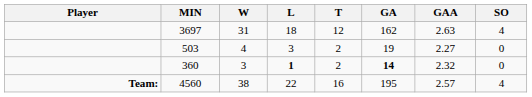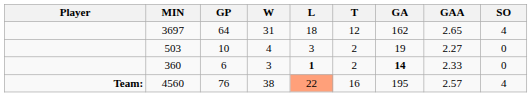+ column: (224, 13)
(445, 30) 2.63 -> (452, 30) 2.65
(445, 65) 2.32 -> (452, 65) 2.33
(291, 83) no background -> (311, 83) lightsalmon background
